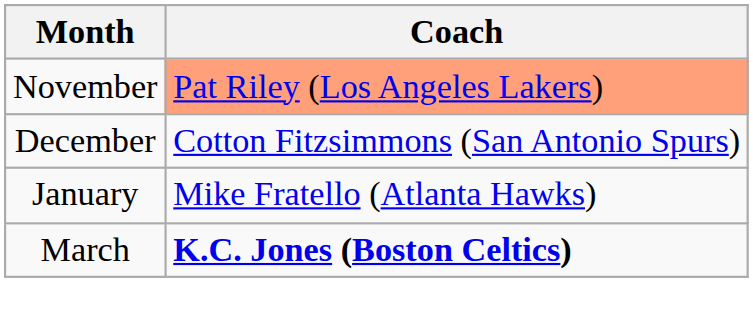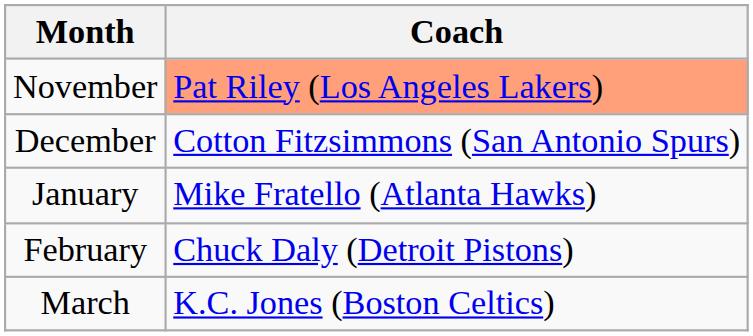+ row: (85, 248)
(373, 248) bold -> (364, 303) normal
